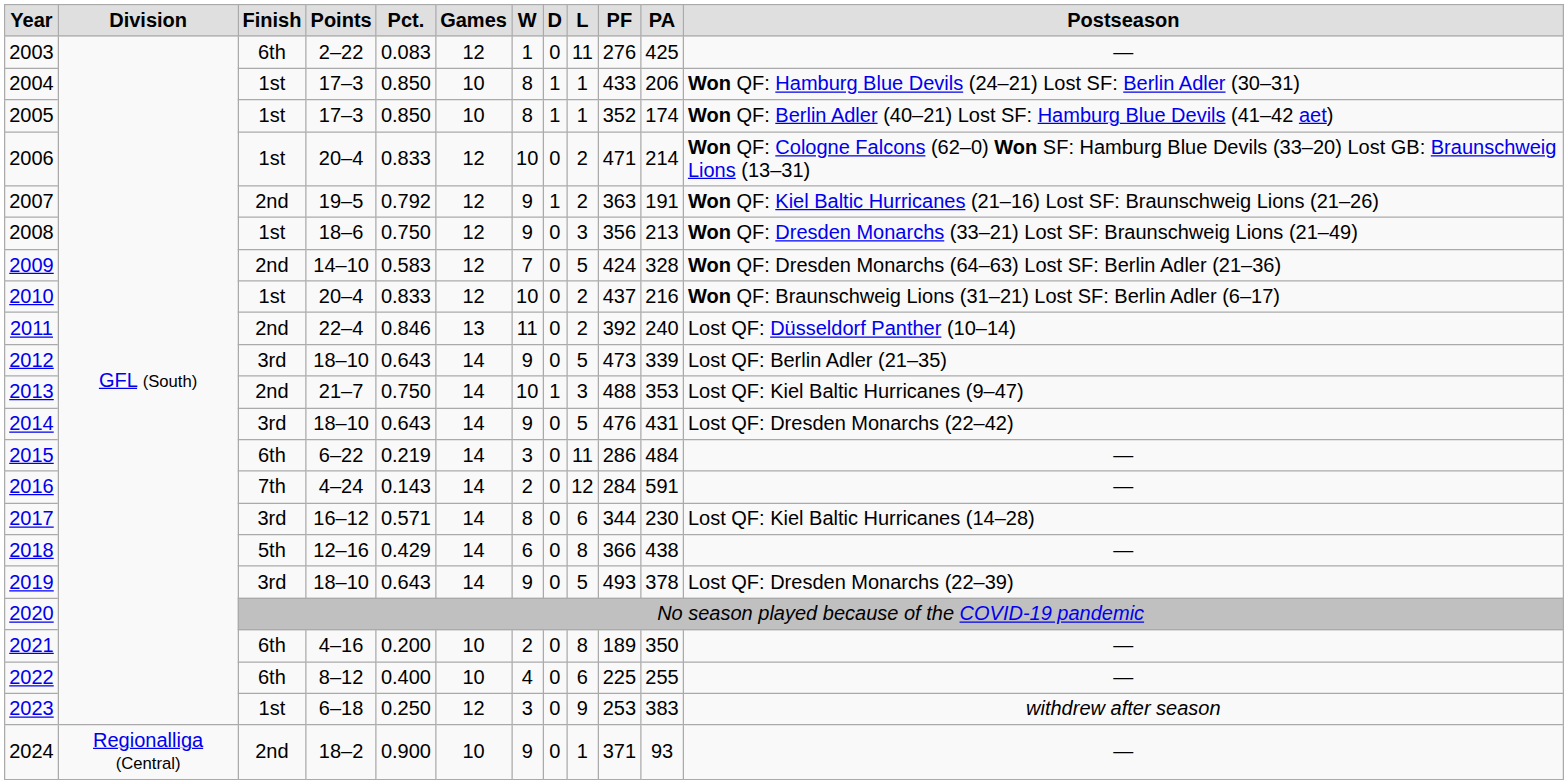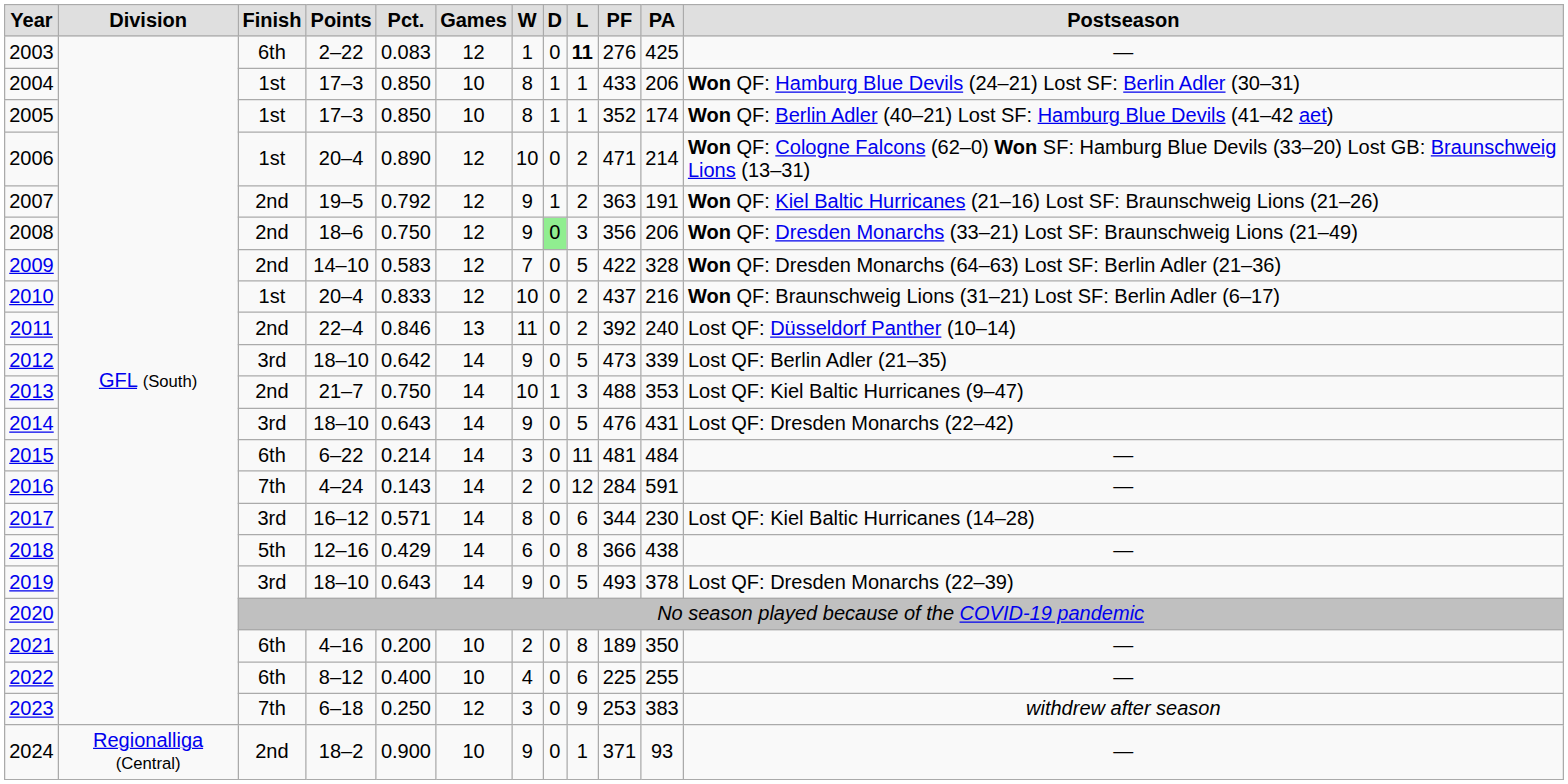(582, 52) normal -> (582, 52) bold
(406, 158) 0.833 -> (406, 158) 0.890
(272, 233) 1st -> (272, 233) 2nd
(555, 233) no background -> (555, 233) lightgreen background
(662, 233) 213 -> (662, 233) 206
(619, 264) 424 -> (619, 264) 422
(406, 360) 0.643 -> (406, 360) 0.642
(406, 455) 0.219 -> (406, 455) 0.214
(619, 455) 286 -> (619, 455) 481
(272, 708) 1st -> (272, 708) 7th
